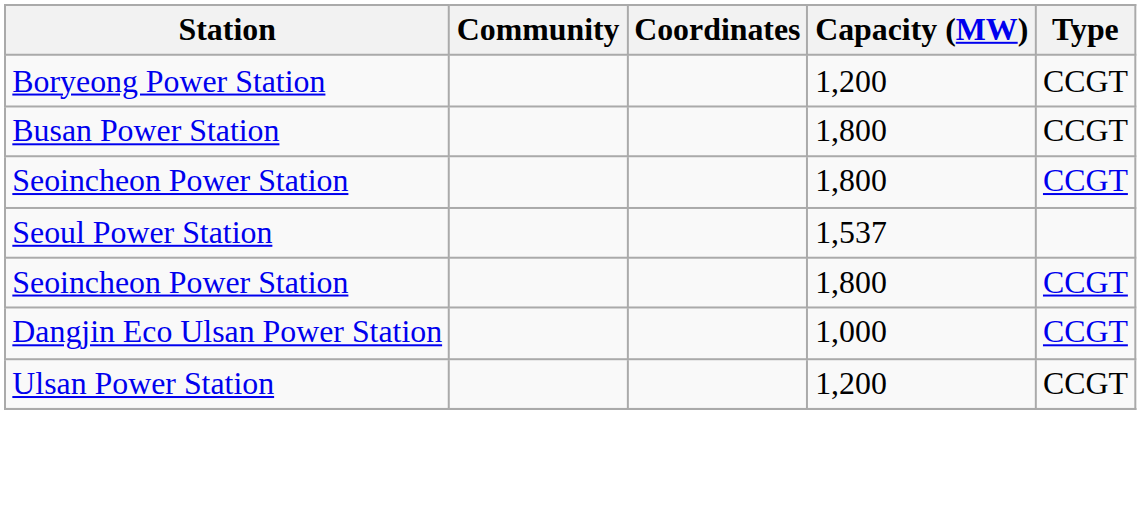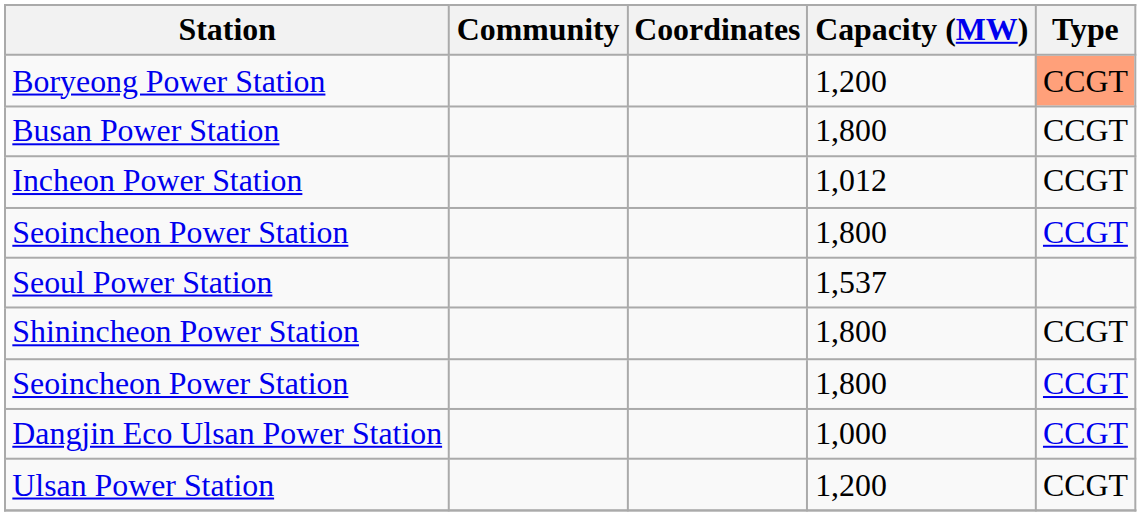(1085, 80) no background -> (1085, 80) lightsalmon background
+ row: (157, 181)
+ row: (186, 332)
